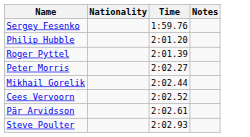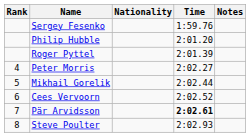+ column: (17, 11)
(169, 111) normal -> (195, 111) bold
